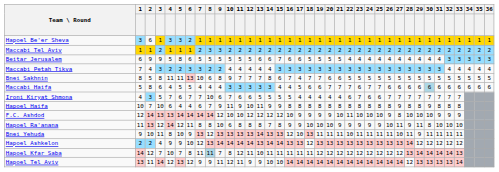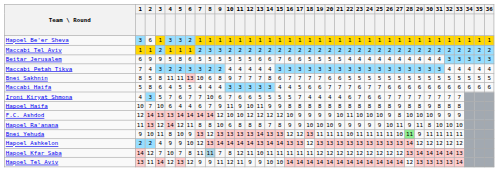(300, 78) 4 -> (300, 78) 7
(429, 87) lightblue background -> (429, 87) no background
(300, 97) 4 -> (300, 97) 7
(300, 134) 10 -> (300, 134) 12
(409, 134) no background -> (409, 134) lightgreen background
